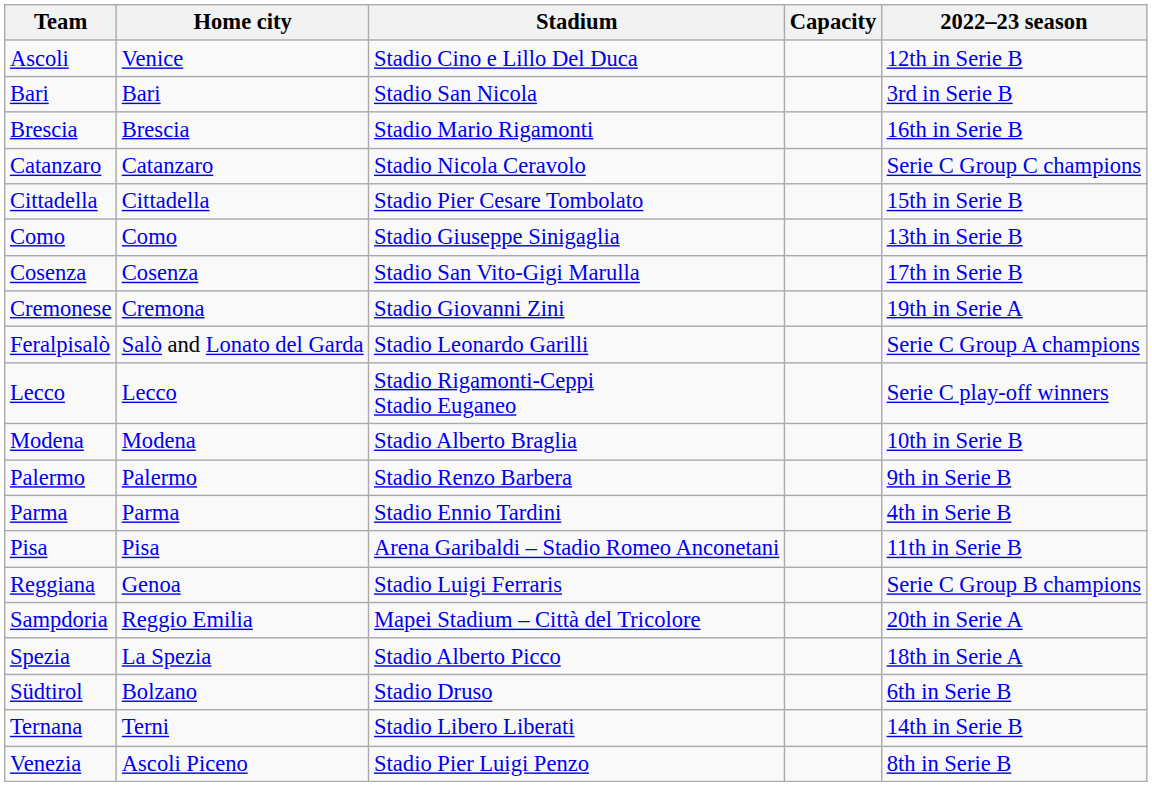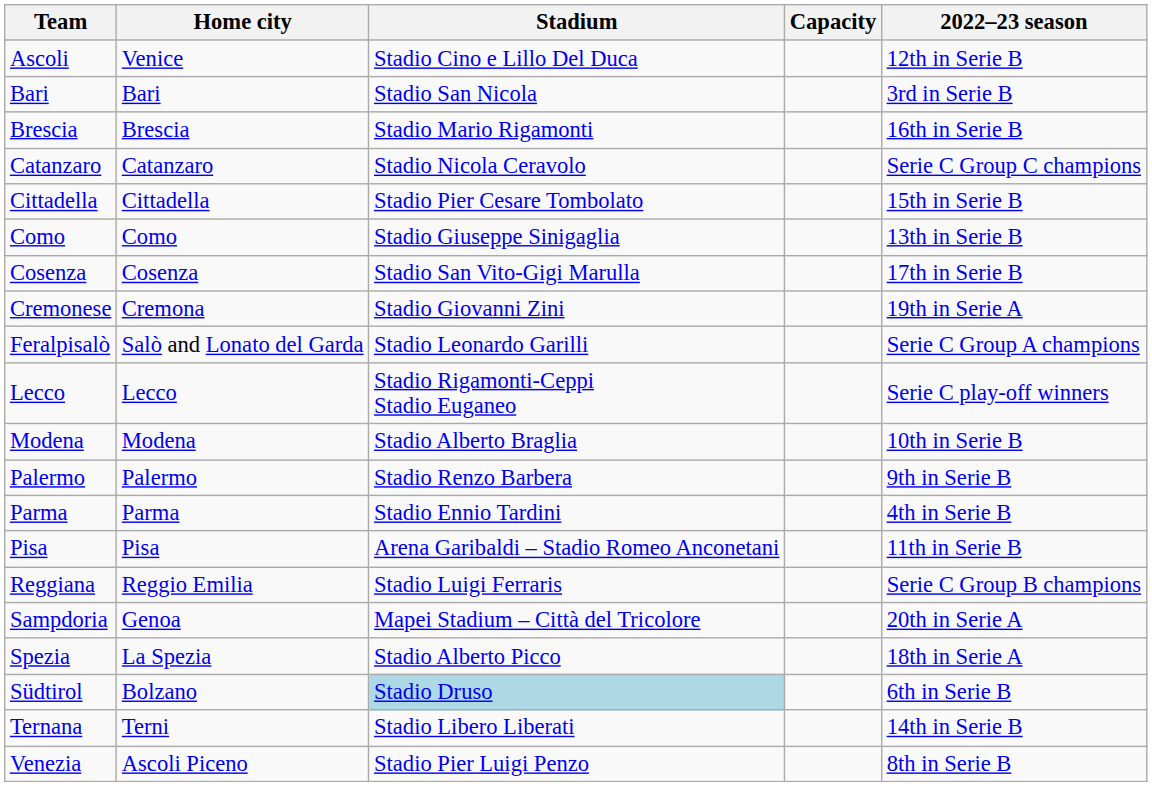(151, 584) Genoa -> (187, 584) Reggio Emilia
(187, 620) Reggio Emilia -> (151, 620) Genoa
(433, 691) no background -> (433, 691) lightblue background
